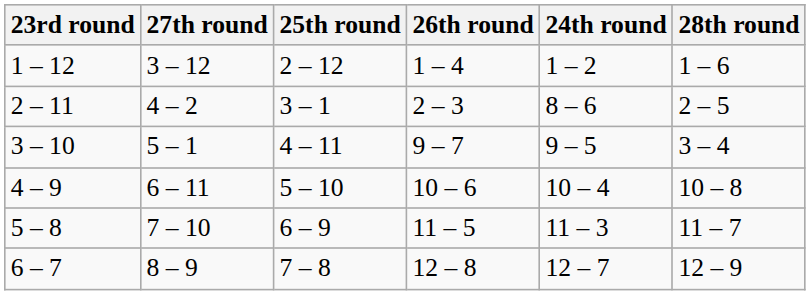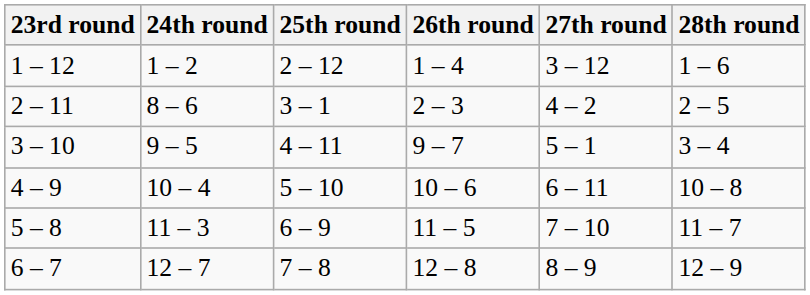columns swapped: (606, 24) <-> (207, 24)
